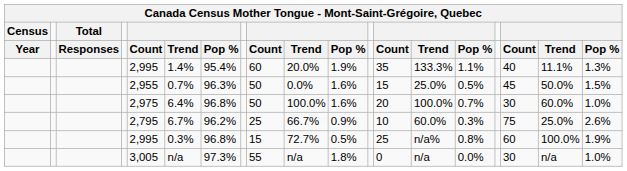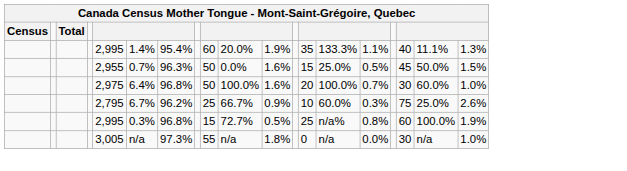- row: (27, 49)
